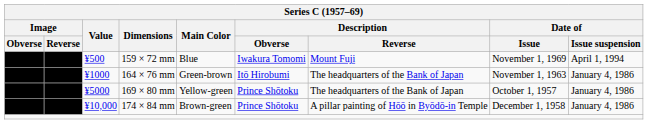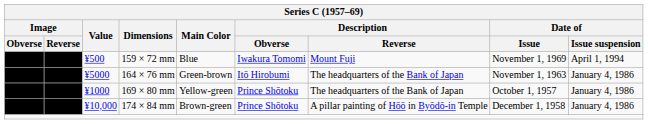(97, 75) ¥1000 -> (97, 75) ¥5000
(97, 91) ¥5000 -> (97, 91) ¥1000
